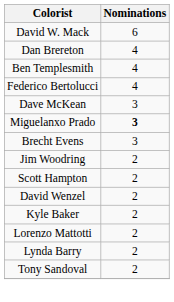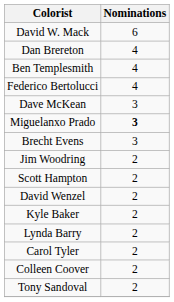- row: (53, 232)
+ row: (53, 251)
+ row: (53, 269)
